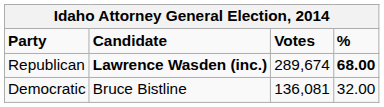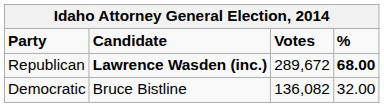(302, 65) 289,674 -> (302, 65) 289,672
(302, 89) 136,081 -> (302, 89) 136,082
